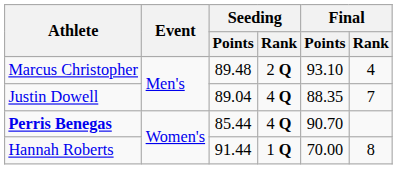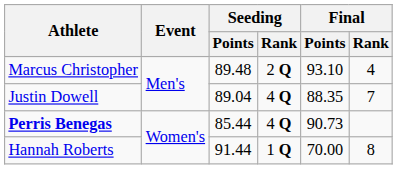(325, 124) 90.70 -> (325, 124) 90.73
